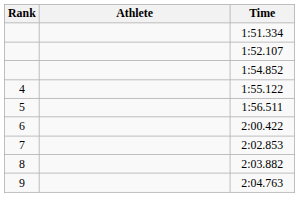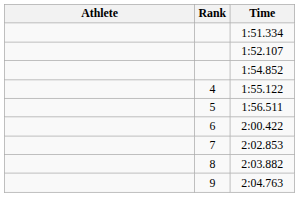columns swapped: (22, 13) <-> (135, 13)
